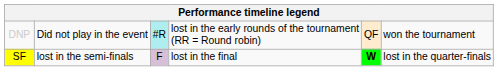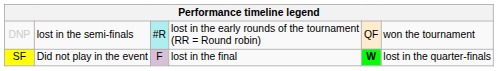(92, 36) Did not play in the event -> (85, 36) lost in the semi-finals
(85, 58) lost in the semi-finals -> (92, 58) Did not play in the event
